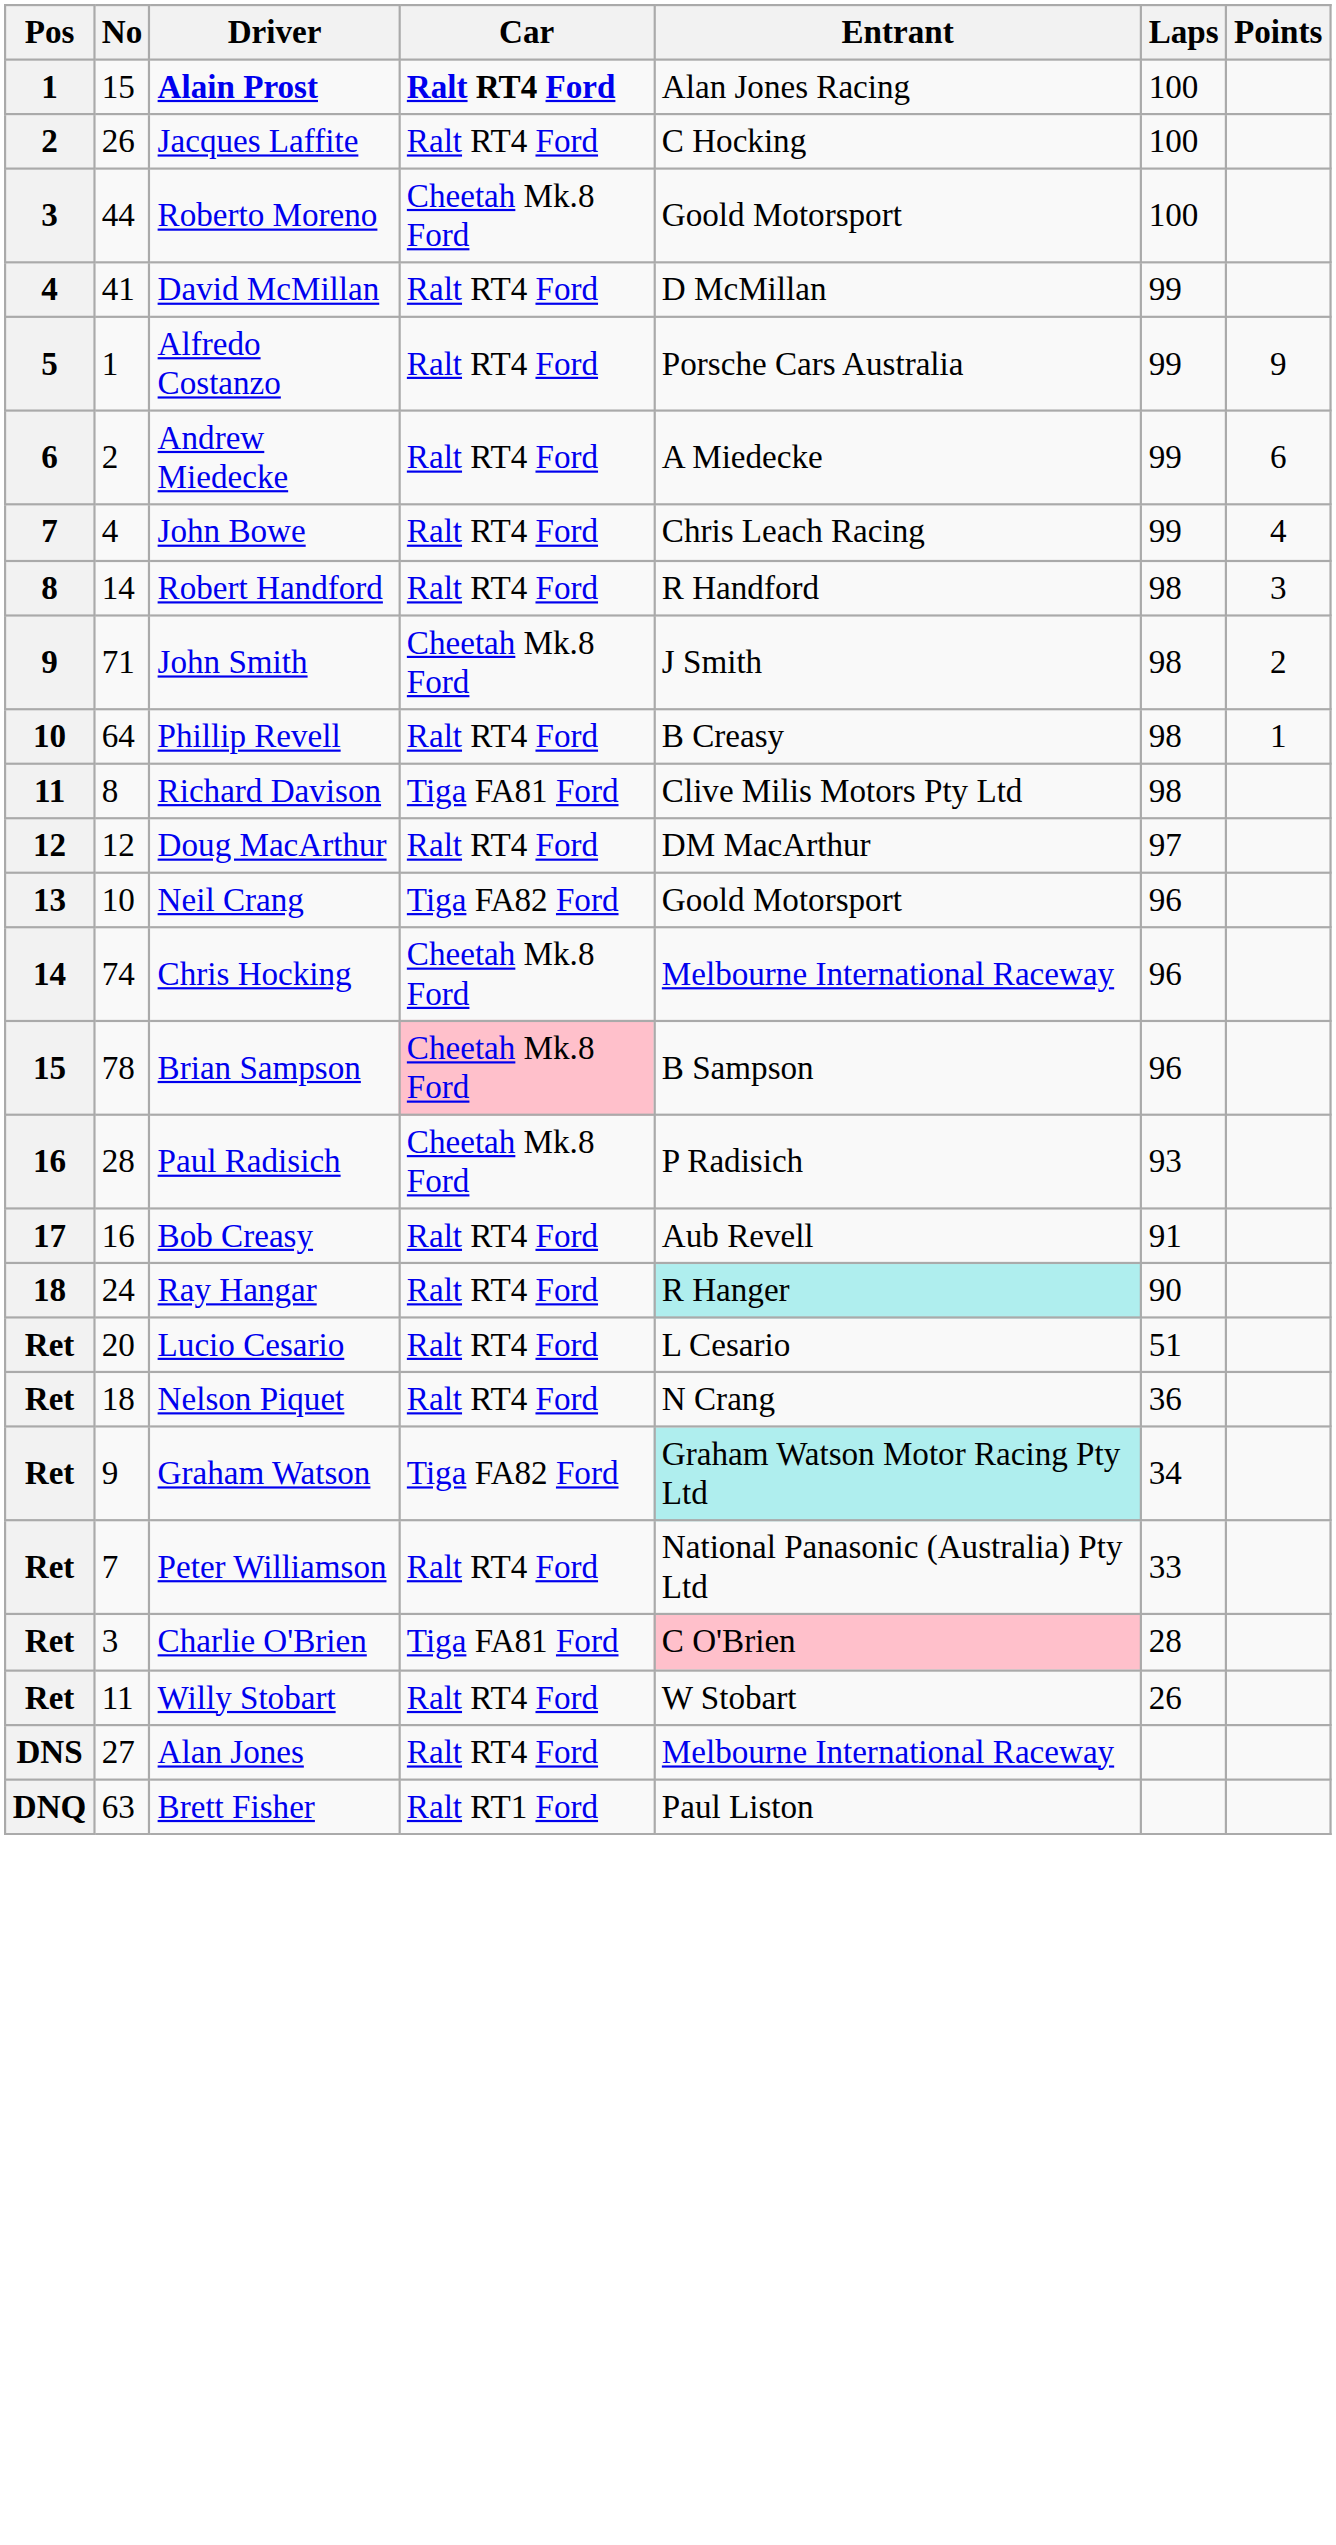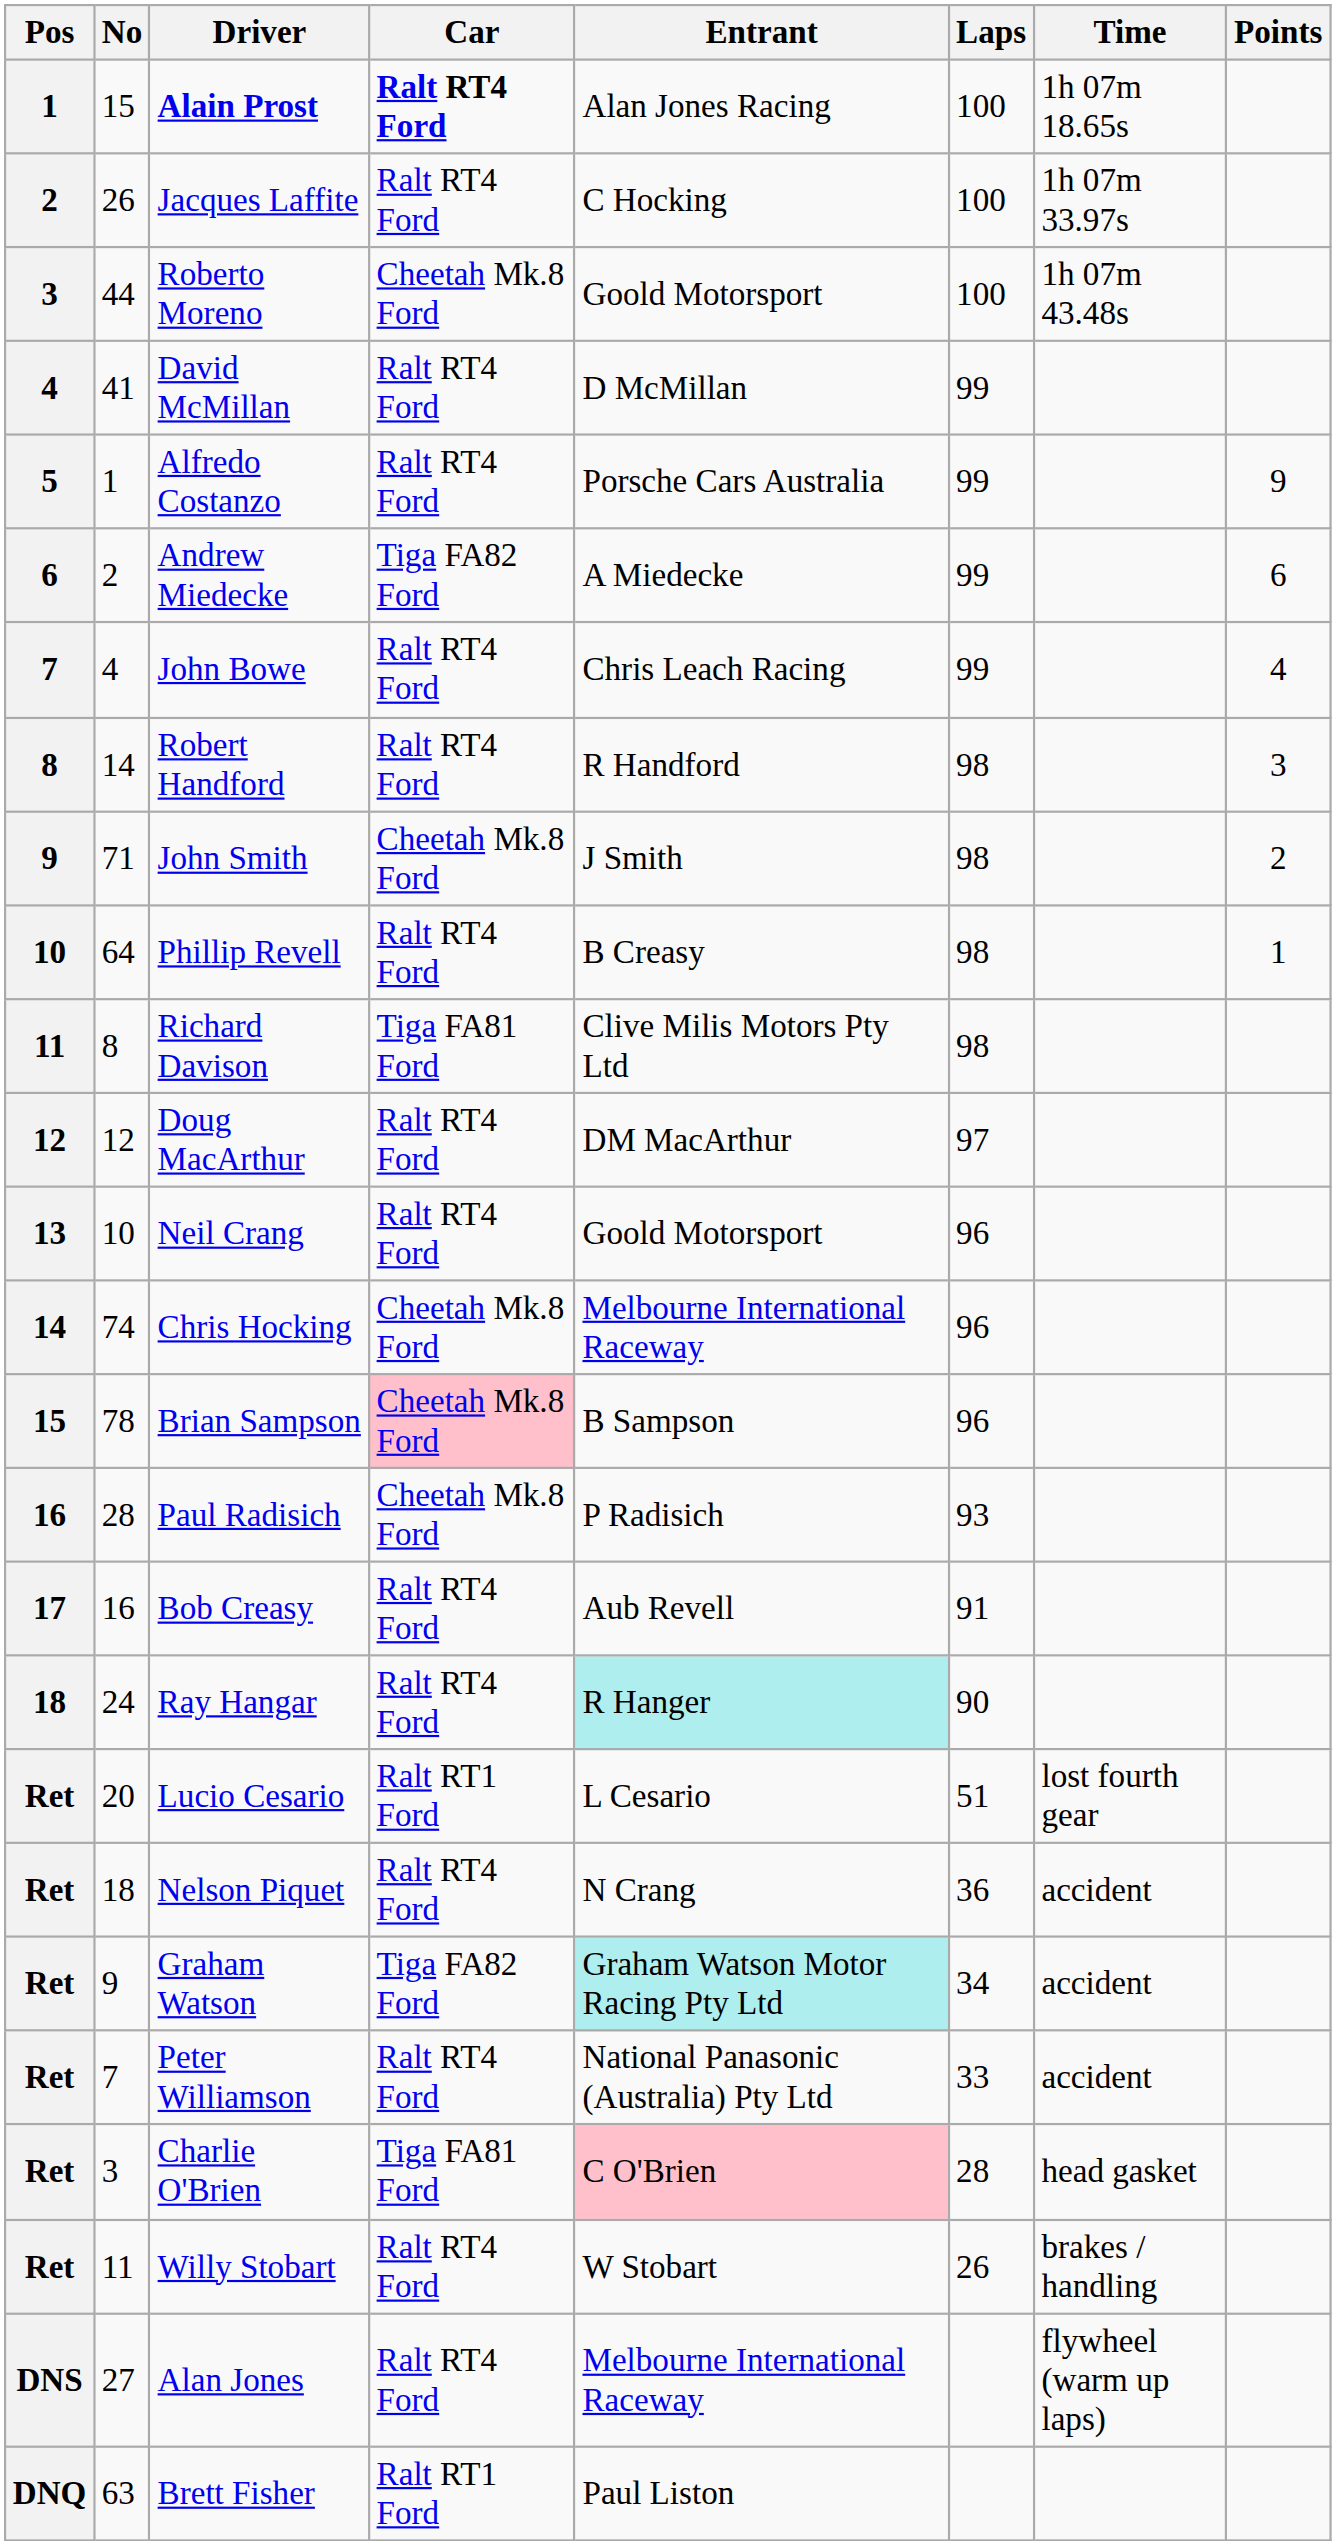+ column: (1130, 32)
(502, 457) Ralt RT4 Ford -> (447, 575) Tiga FA82 Ford
(513, 899) Tiga FA82 Ford -> (437, 1232) Ralt RT4 Ford
(502, 1344) Ralt RT4 Ford -> (437, 1796) Ralt RT1 Ford
